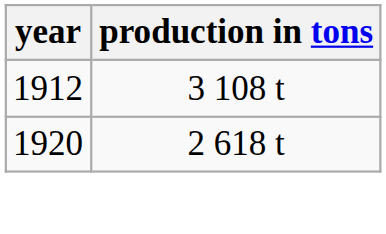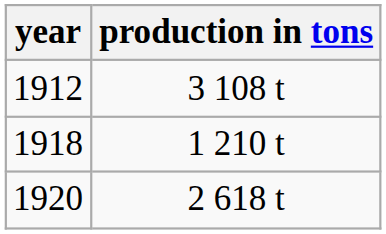+ row: (48, 143)
